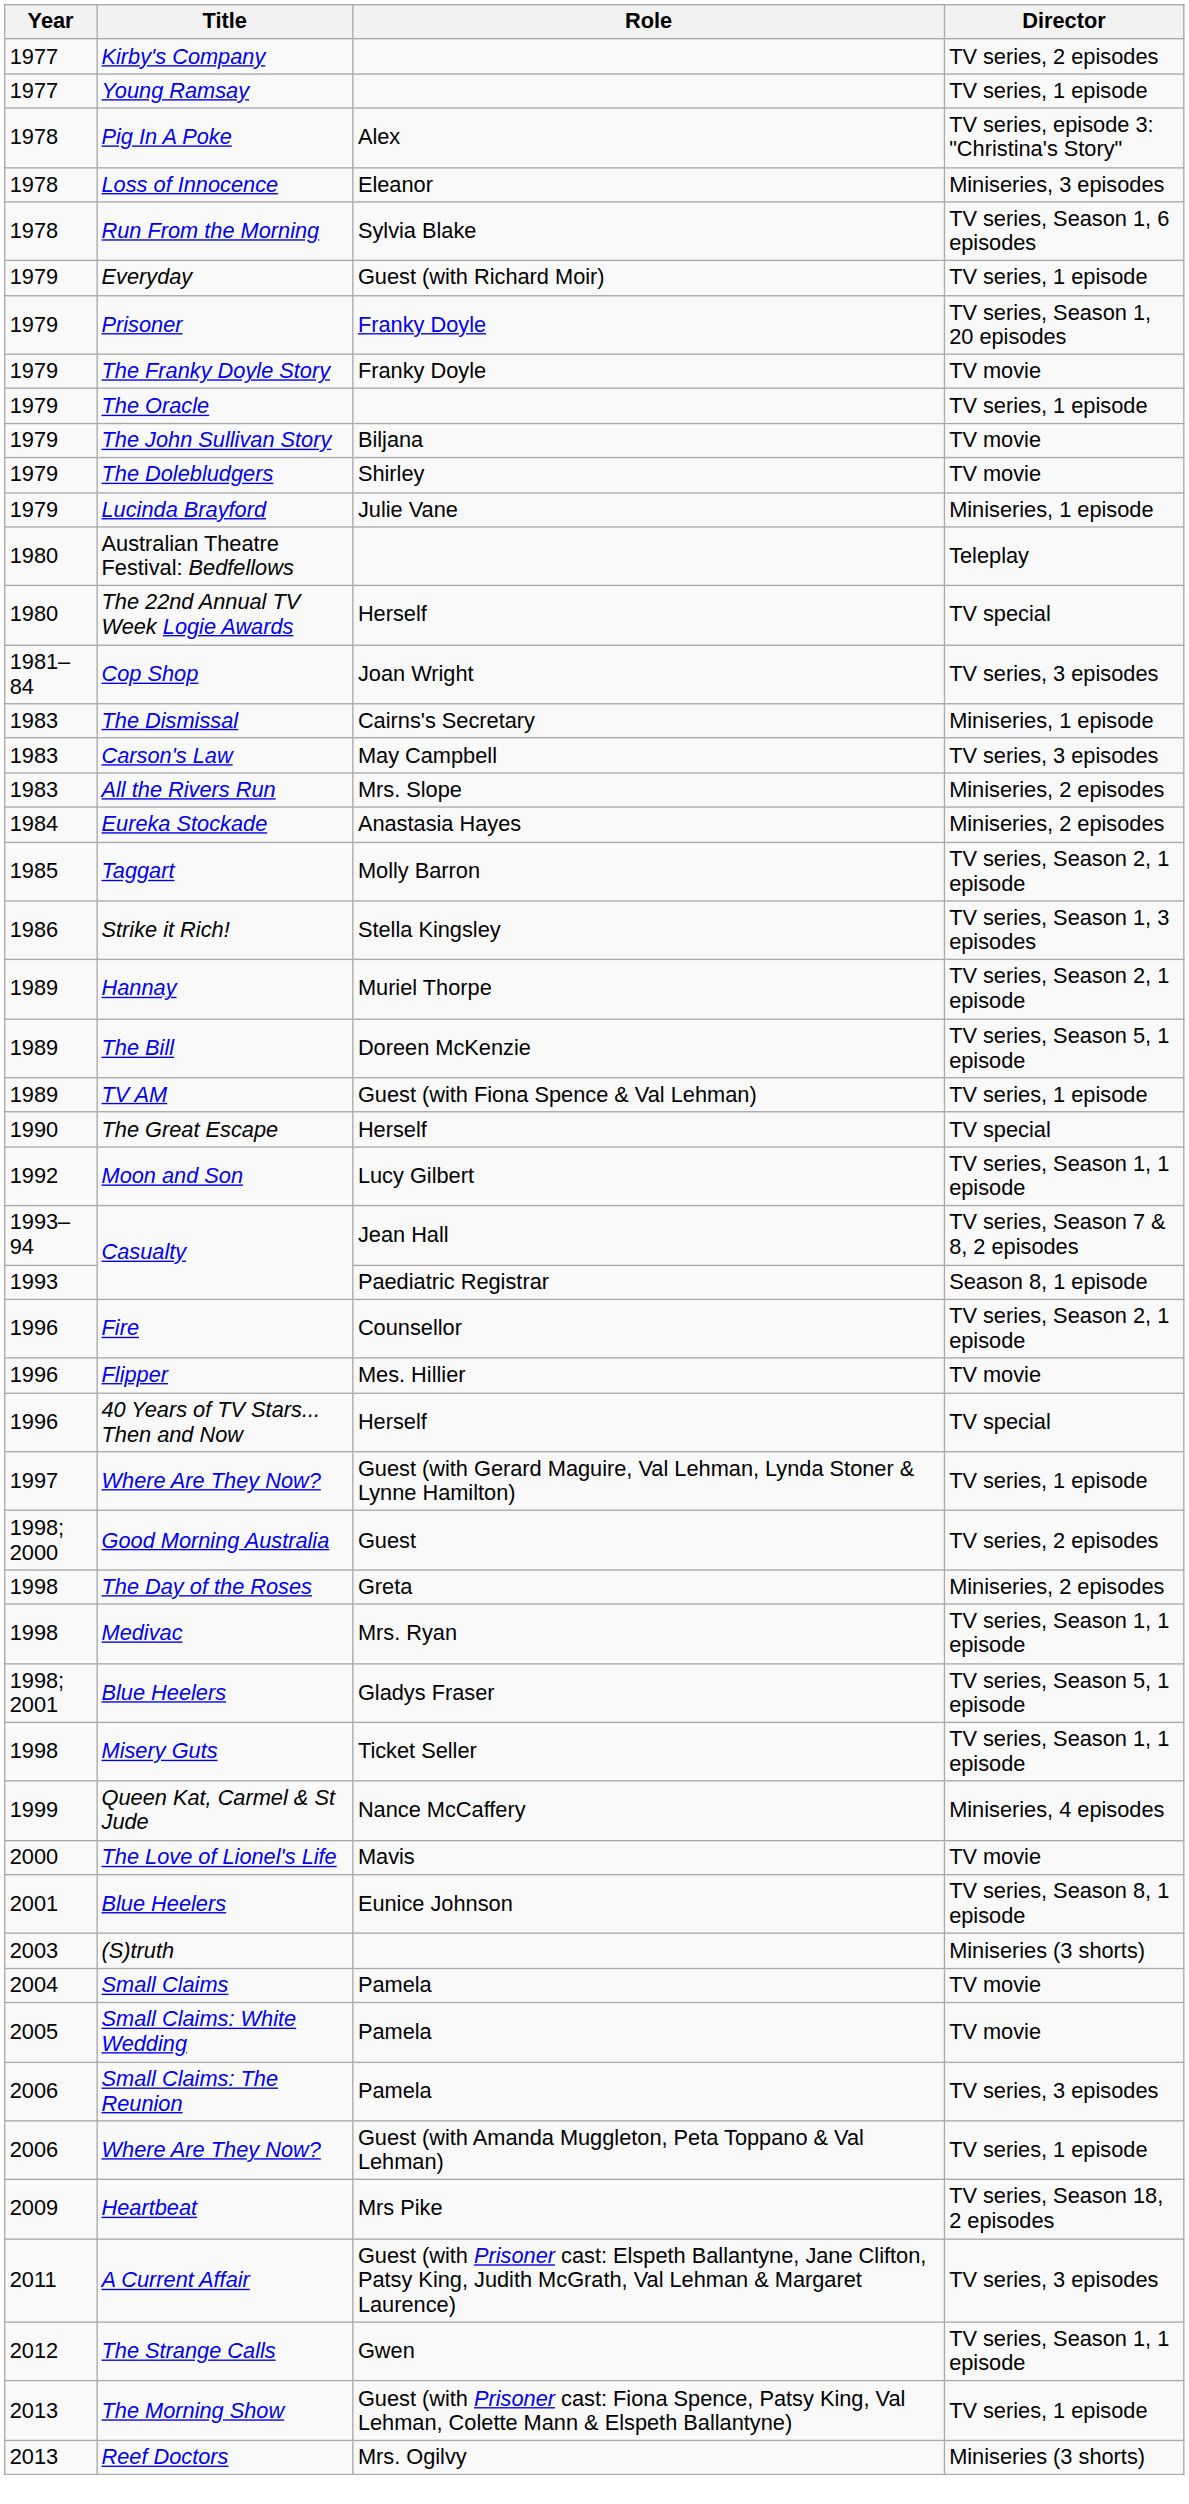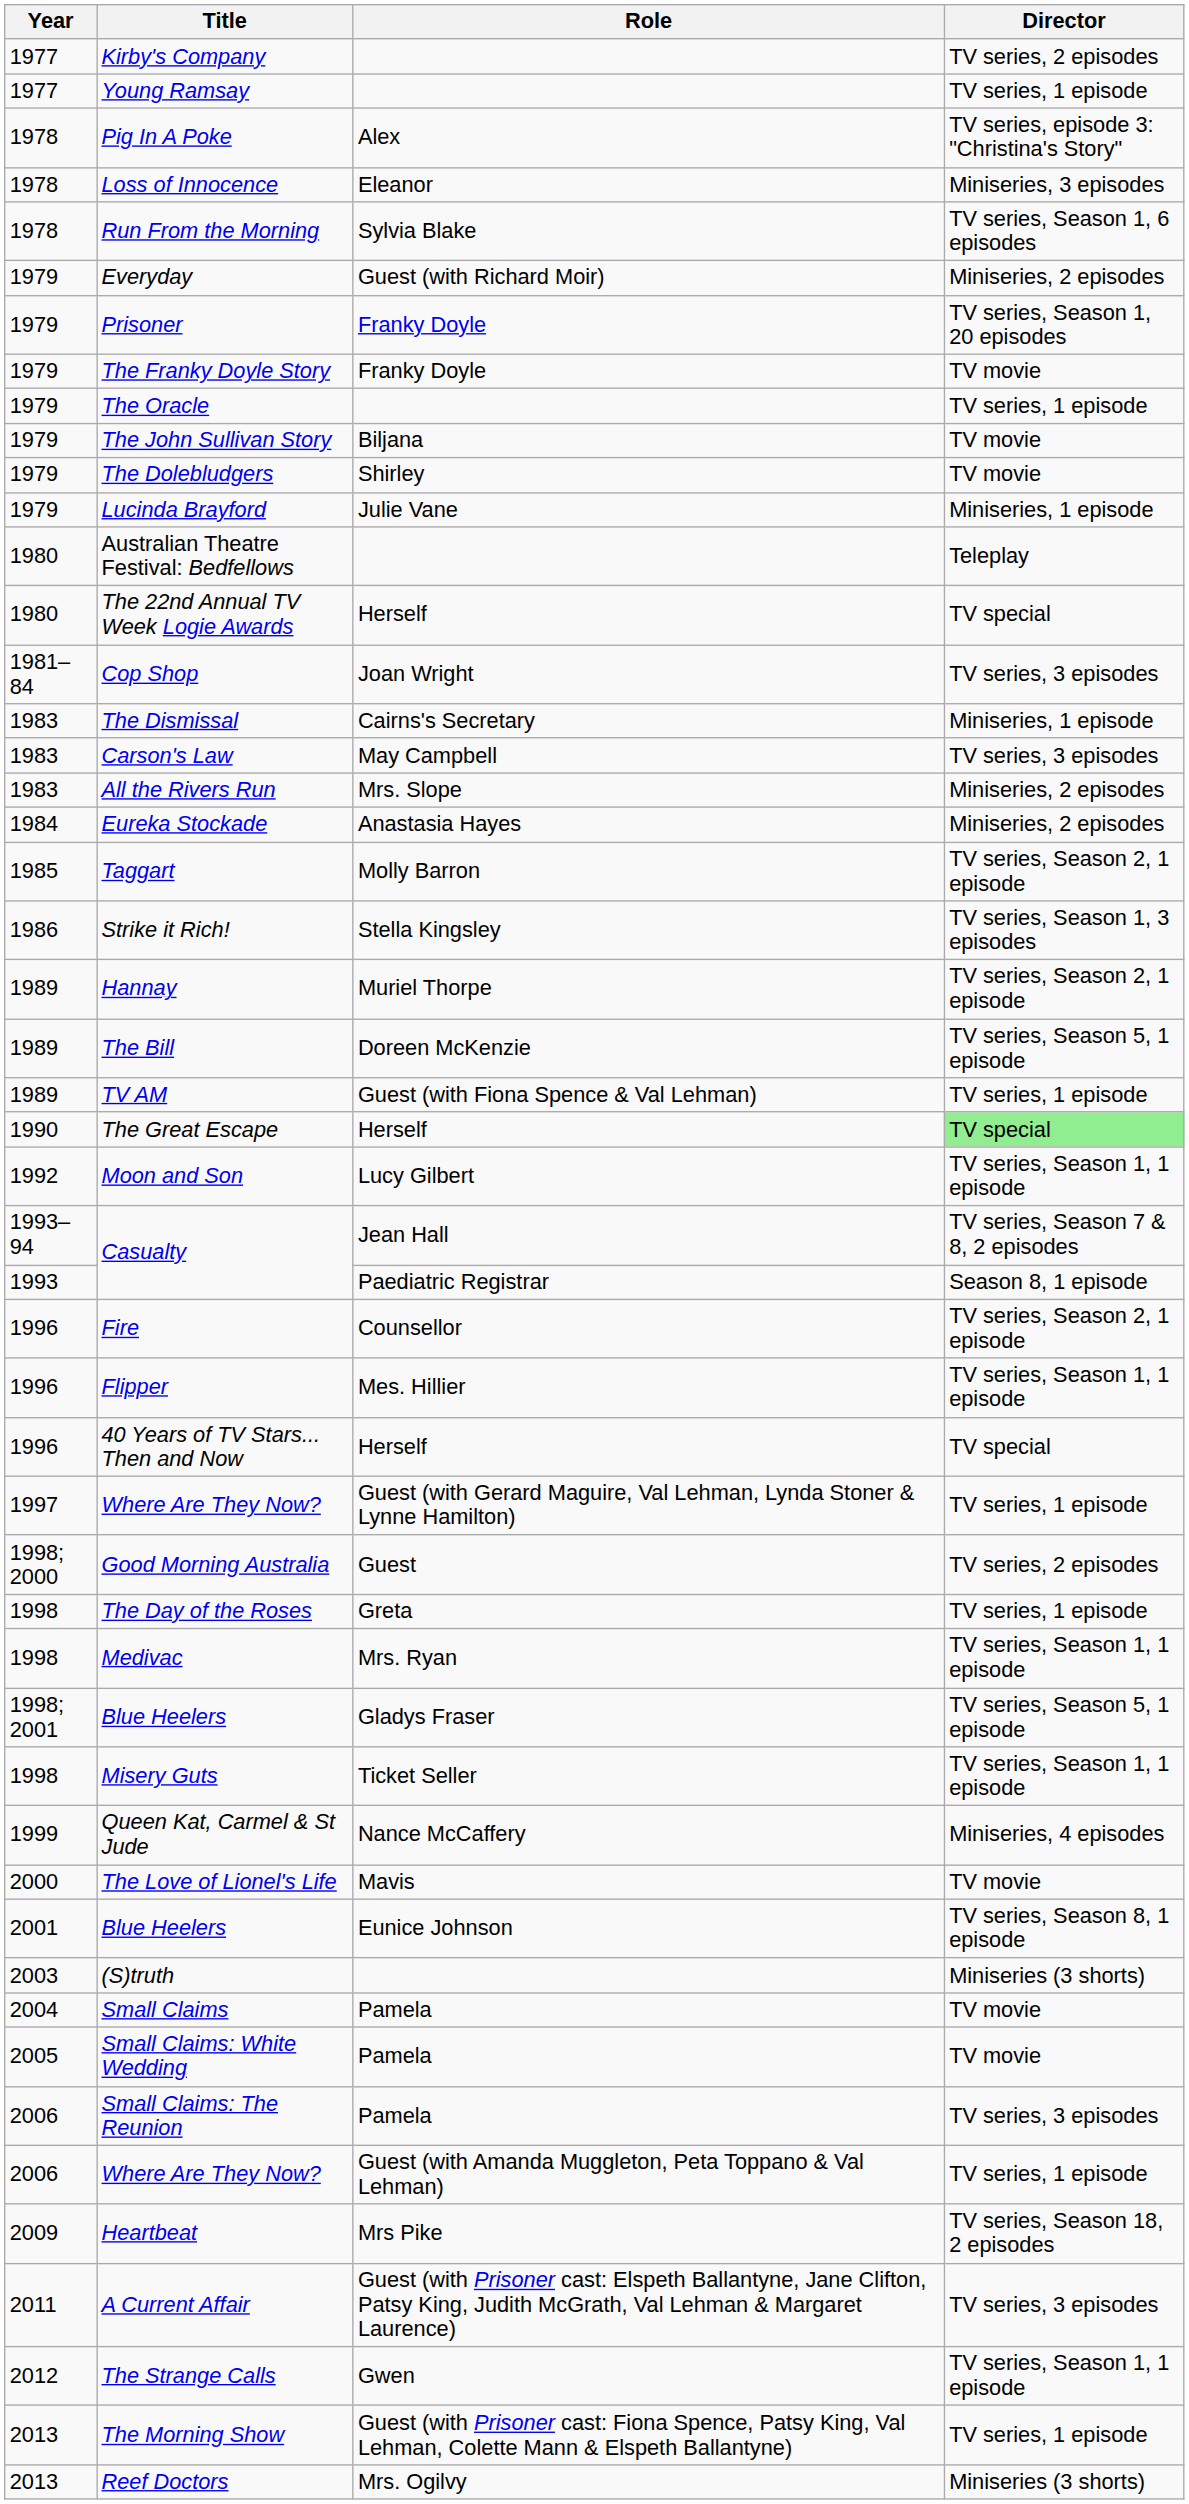(1048, 277) TV series, 1 episode -> (1057, 277) Miniseries, 2 episodes
(1000, 1129) no background -> (1000, 1129) lightgreen background
(995, 1375) TV movie -> (1059, 1387) TV series, Season 1, 1 episode
(1057, 1586) Miniseries, 2 episodes -> (1048, 1611) TV series, 1 episode
